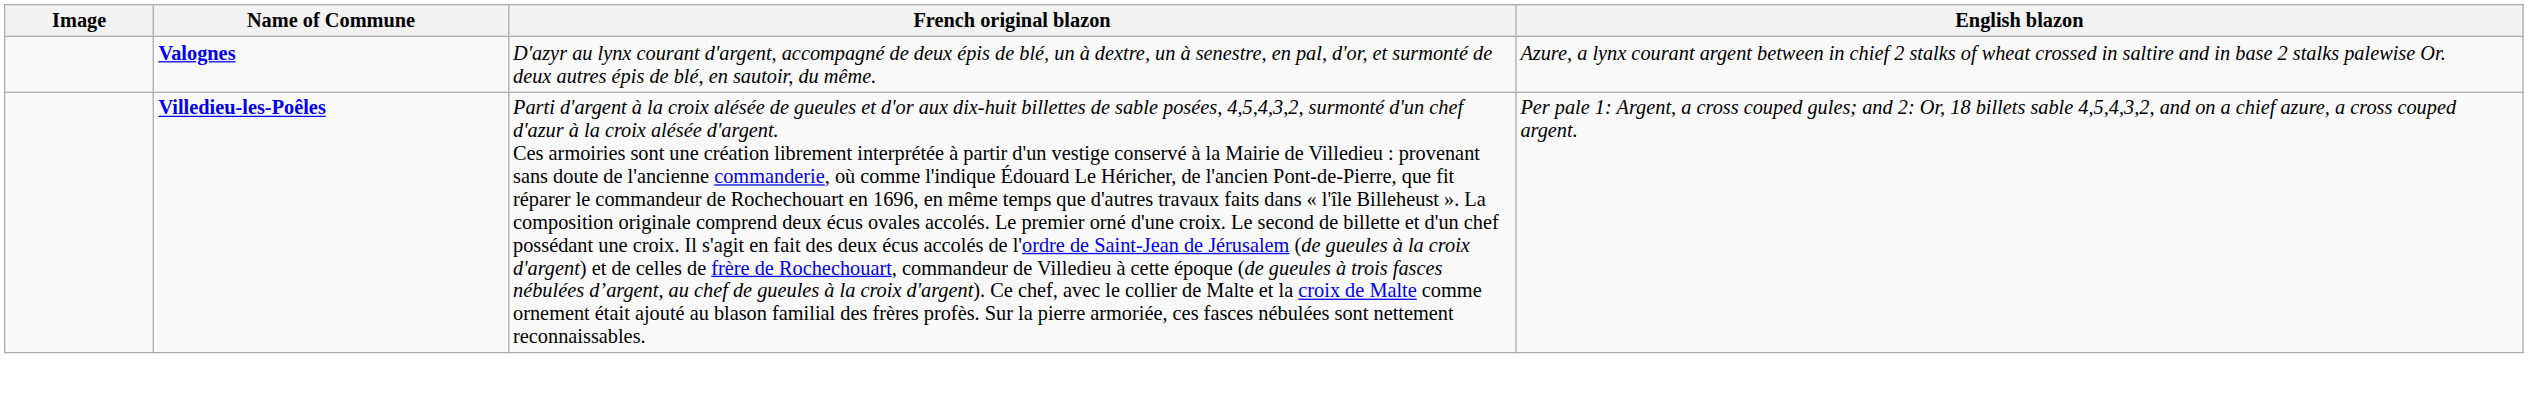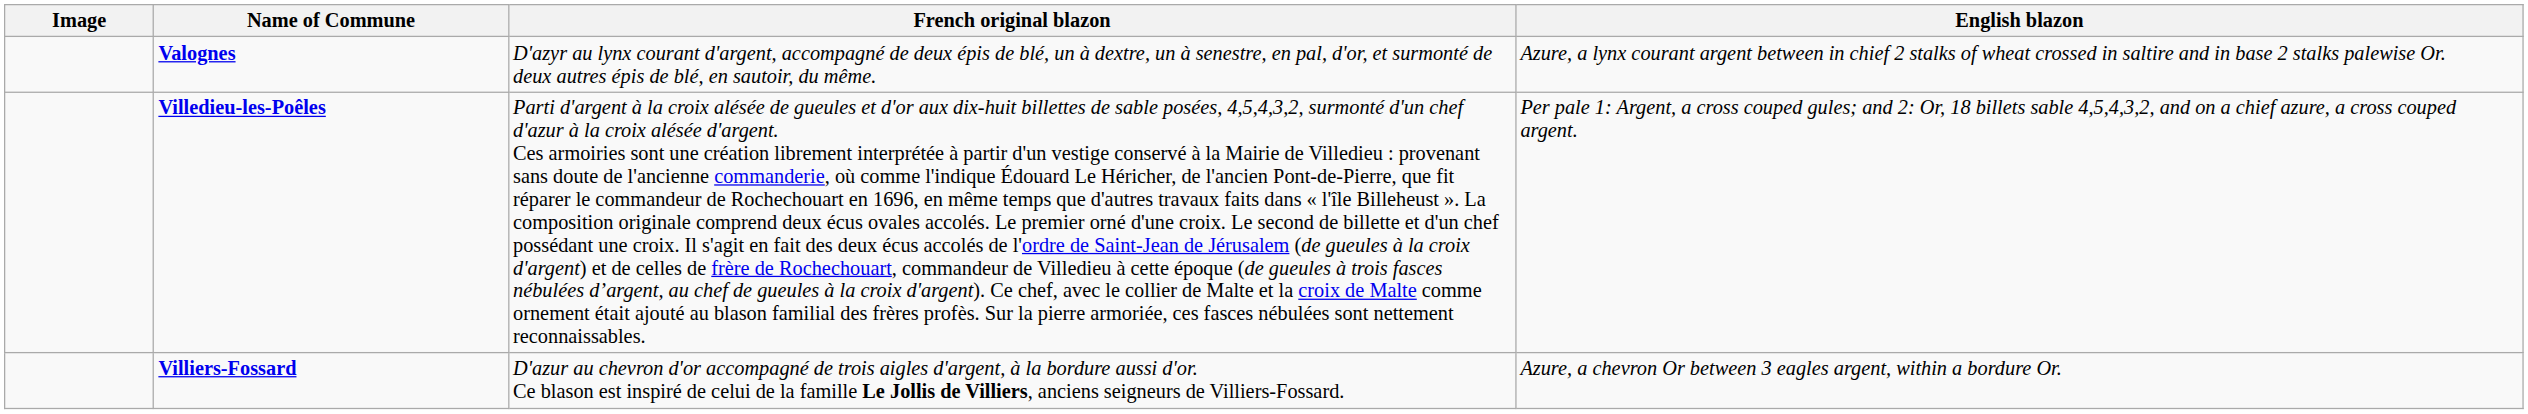+ row: (227, 368)
